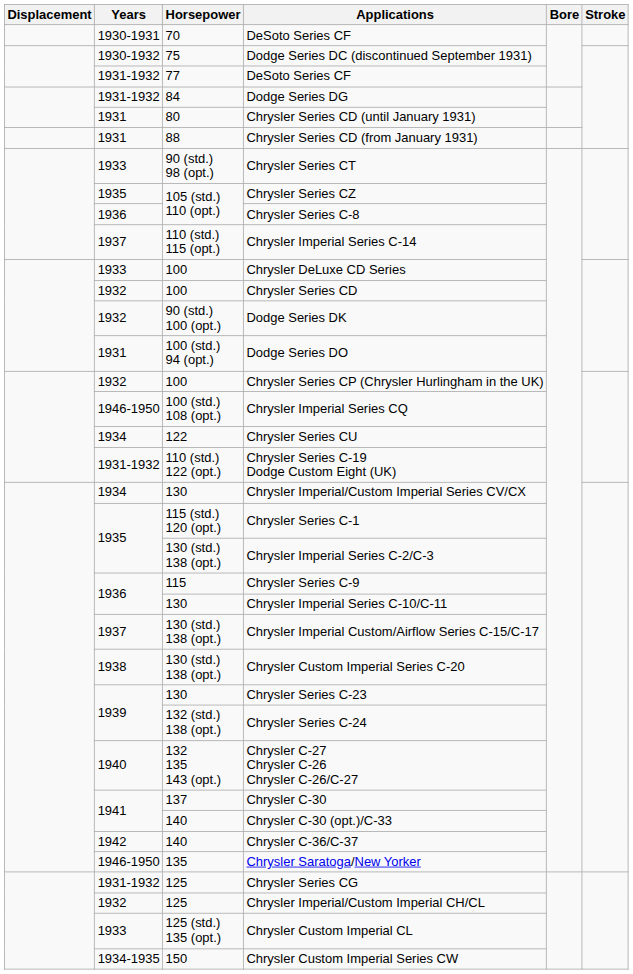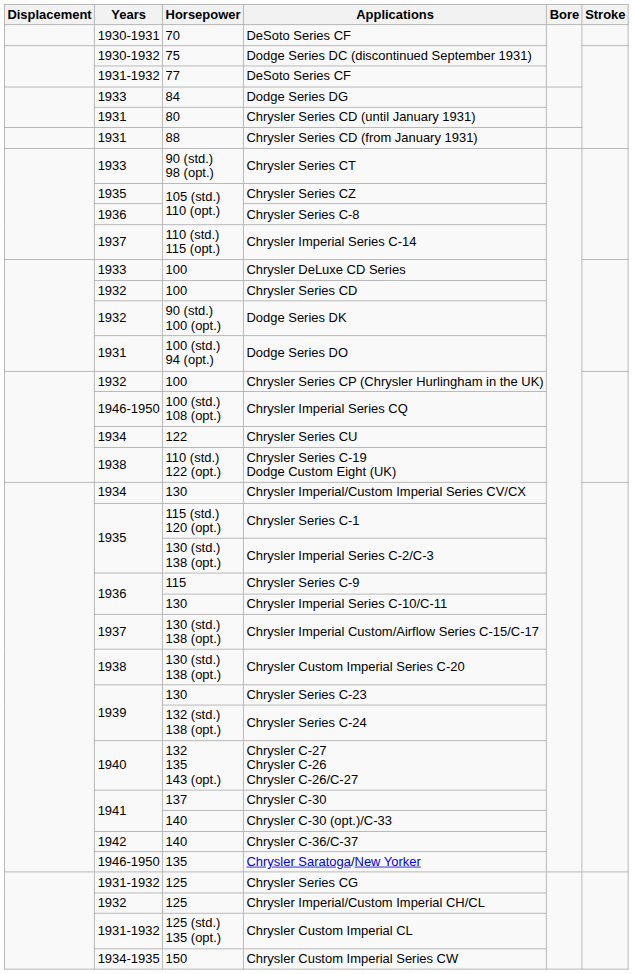(129, 96) 1931-1932 -> (112, 96) 1933
(129, 464) 1931-1932 -> (112, 464) 1938
(112, 930) 1933 -> (129, 930) 1931-1932
